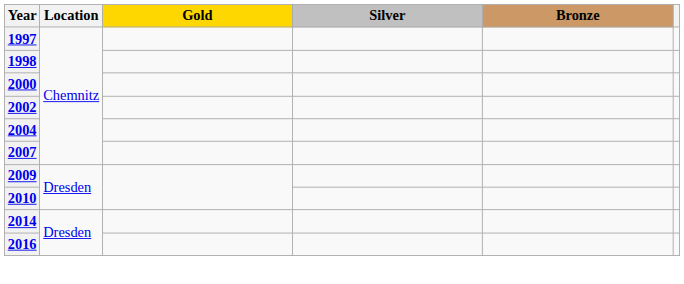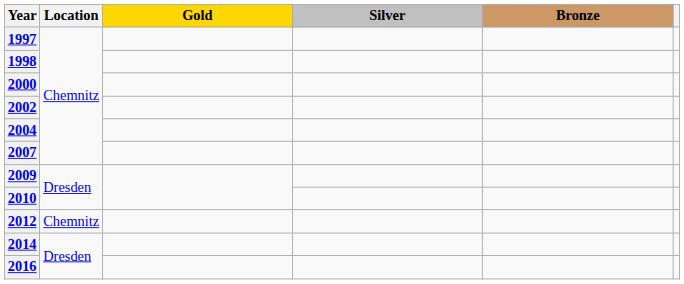+ row: (22, 221)
